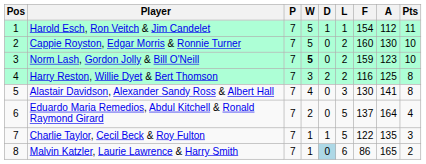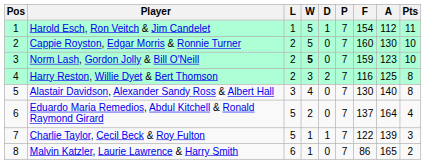columns swapped: (293, 12) <-> (344, 12)
(388, 92) 141 -> (388, 92) 140
(388, 135) 135 -> (388, 135) 139
(327, 151) lightblue background -> (327, 151) no background
